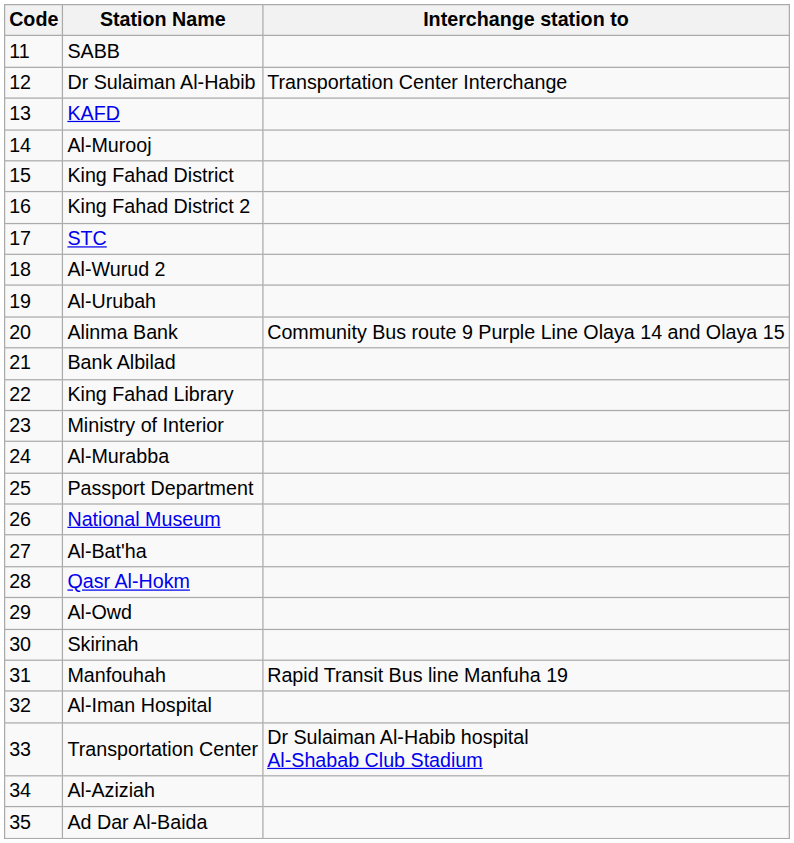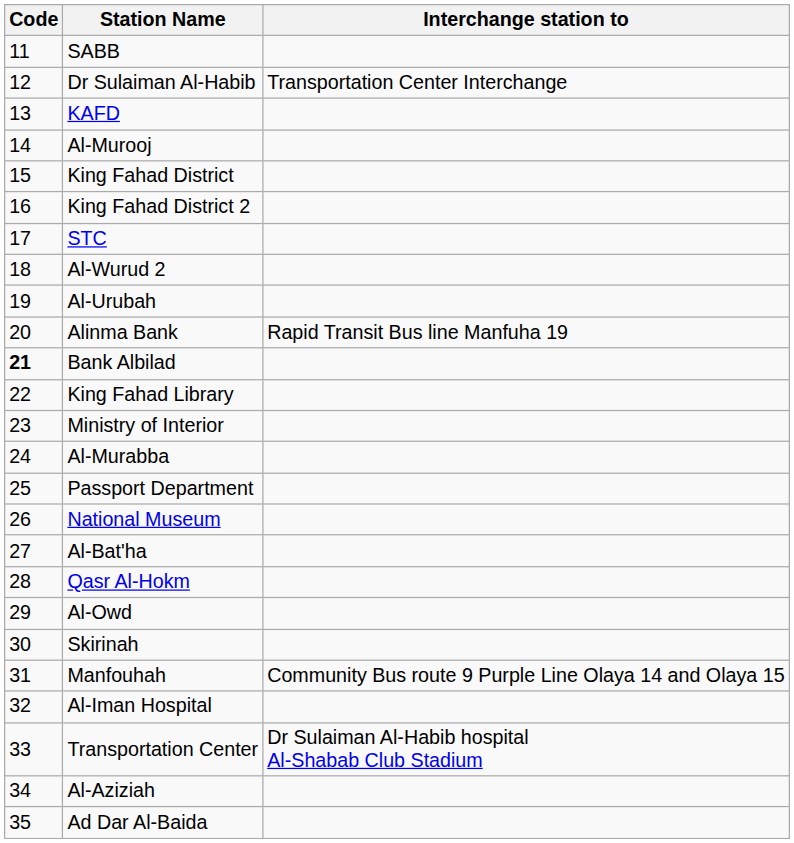(526, 332) Community Bus route 9 Purple Line Olaya 14 and Olaya 15 -> (418, 332) Rapid Transit Bus line Manfuha 19
(20, 363) normal -> (20, 363) bold
(418, 675) Rapid Transit Bus line Manfuha 19 -> (526, 675) Community Bus route 9 Purple Line Olaya 14 and Olaya 15
